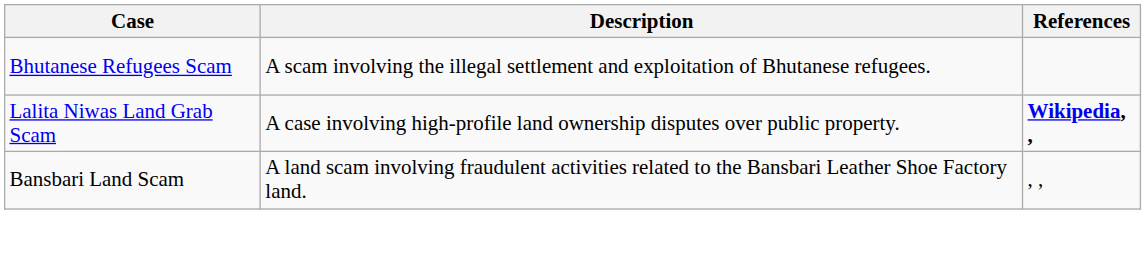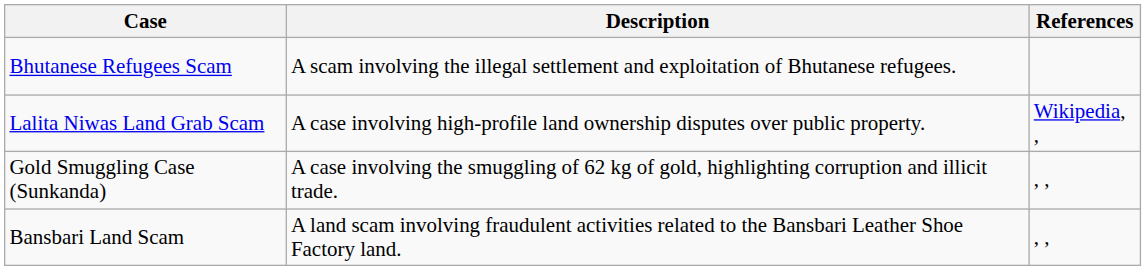(1077, 122) bold -> (1080, 122) normal
+ row: (102, 179)
